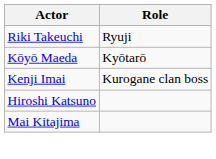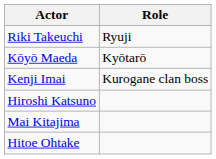+ row: (44, 143)
